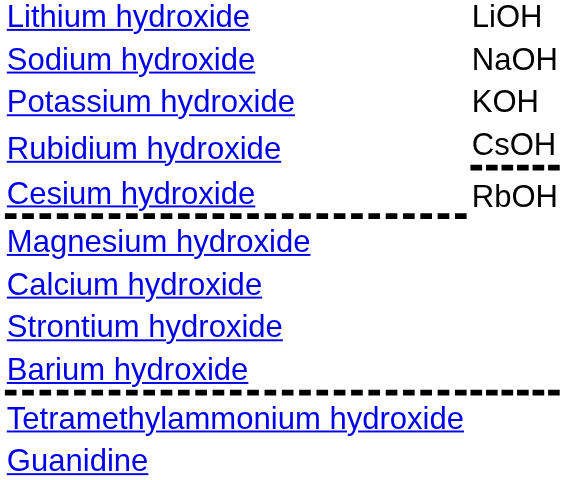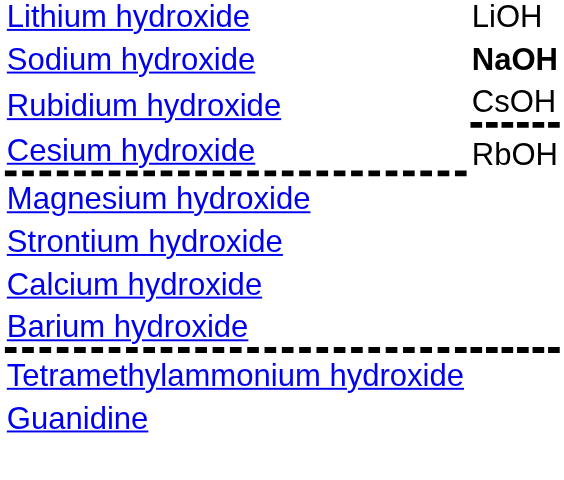(515, 59) normal -> (515, 59) bold
- row: (151, 102)
rows swapped: (134, 284) <-> (145, 327)
